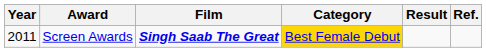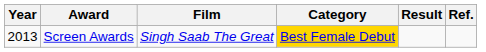(22, 36) 2011 -> (22, 36) 2013
(209, 36) bold -> (207, 36) normal
